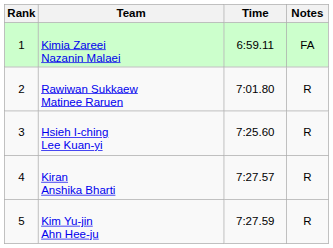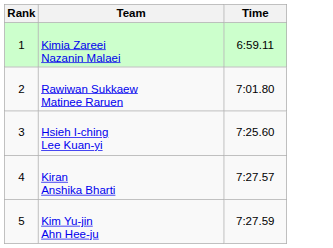- column: (307, 13)
